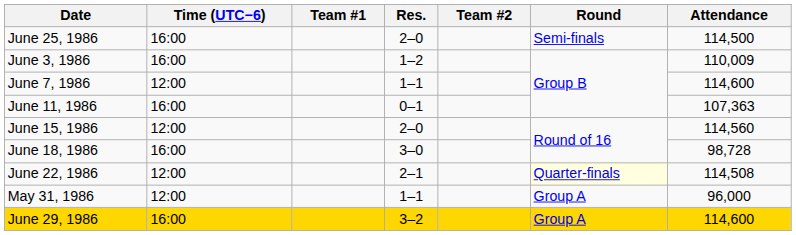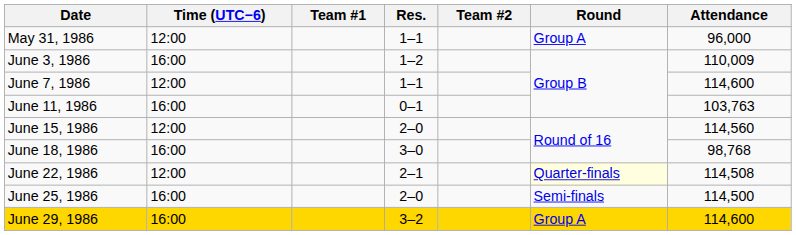rows swapped: (51, 196) <-> (53, 38)
(729, 106) 107,363 -> (729, 106) 103,763
(729, 151) 98,728 -> (729, 151) 98,768
